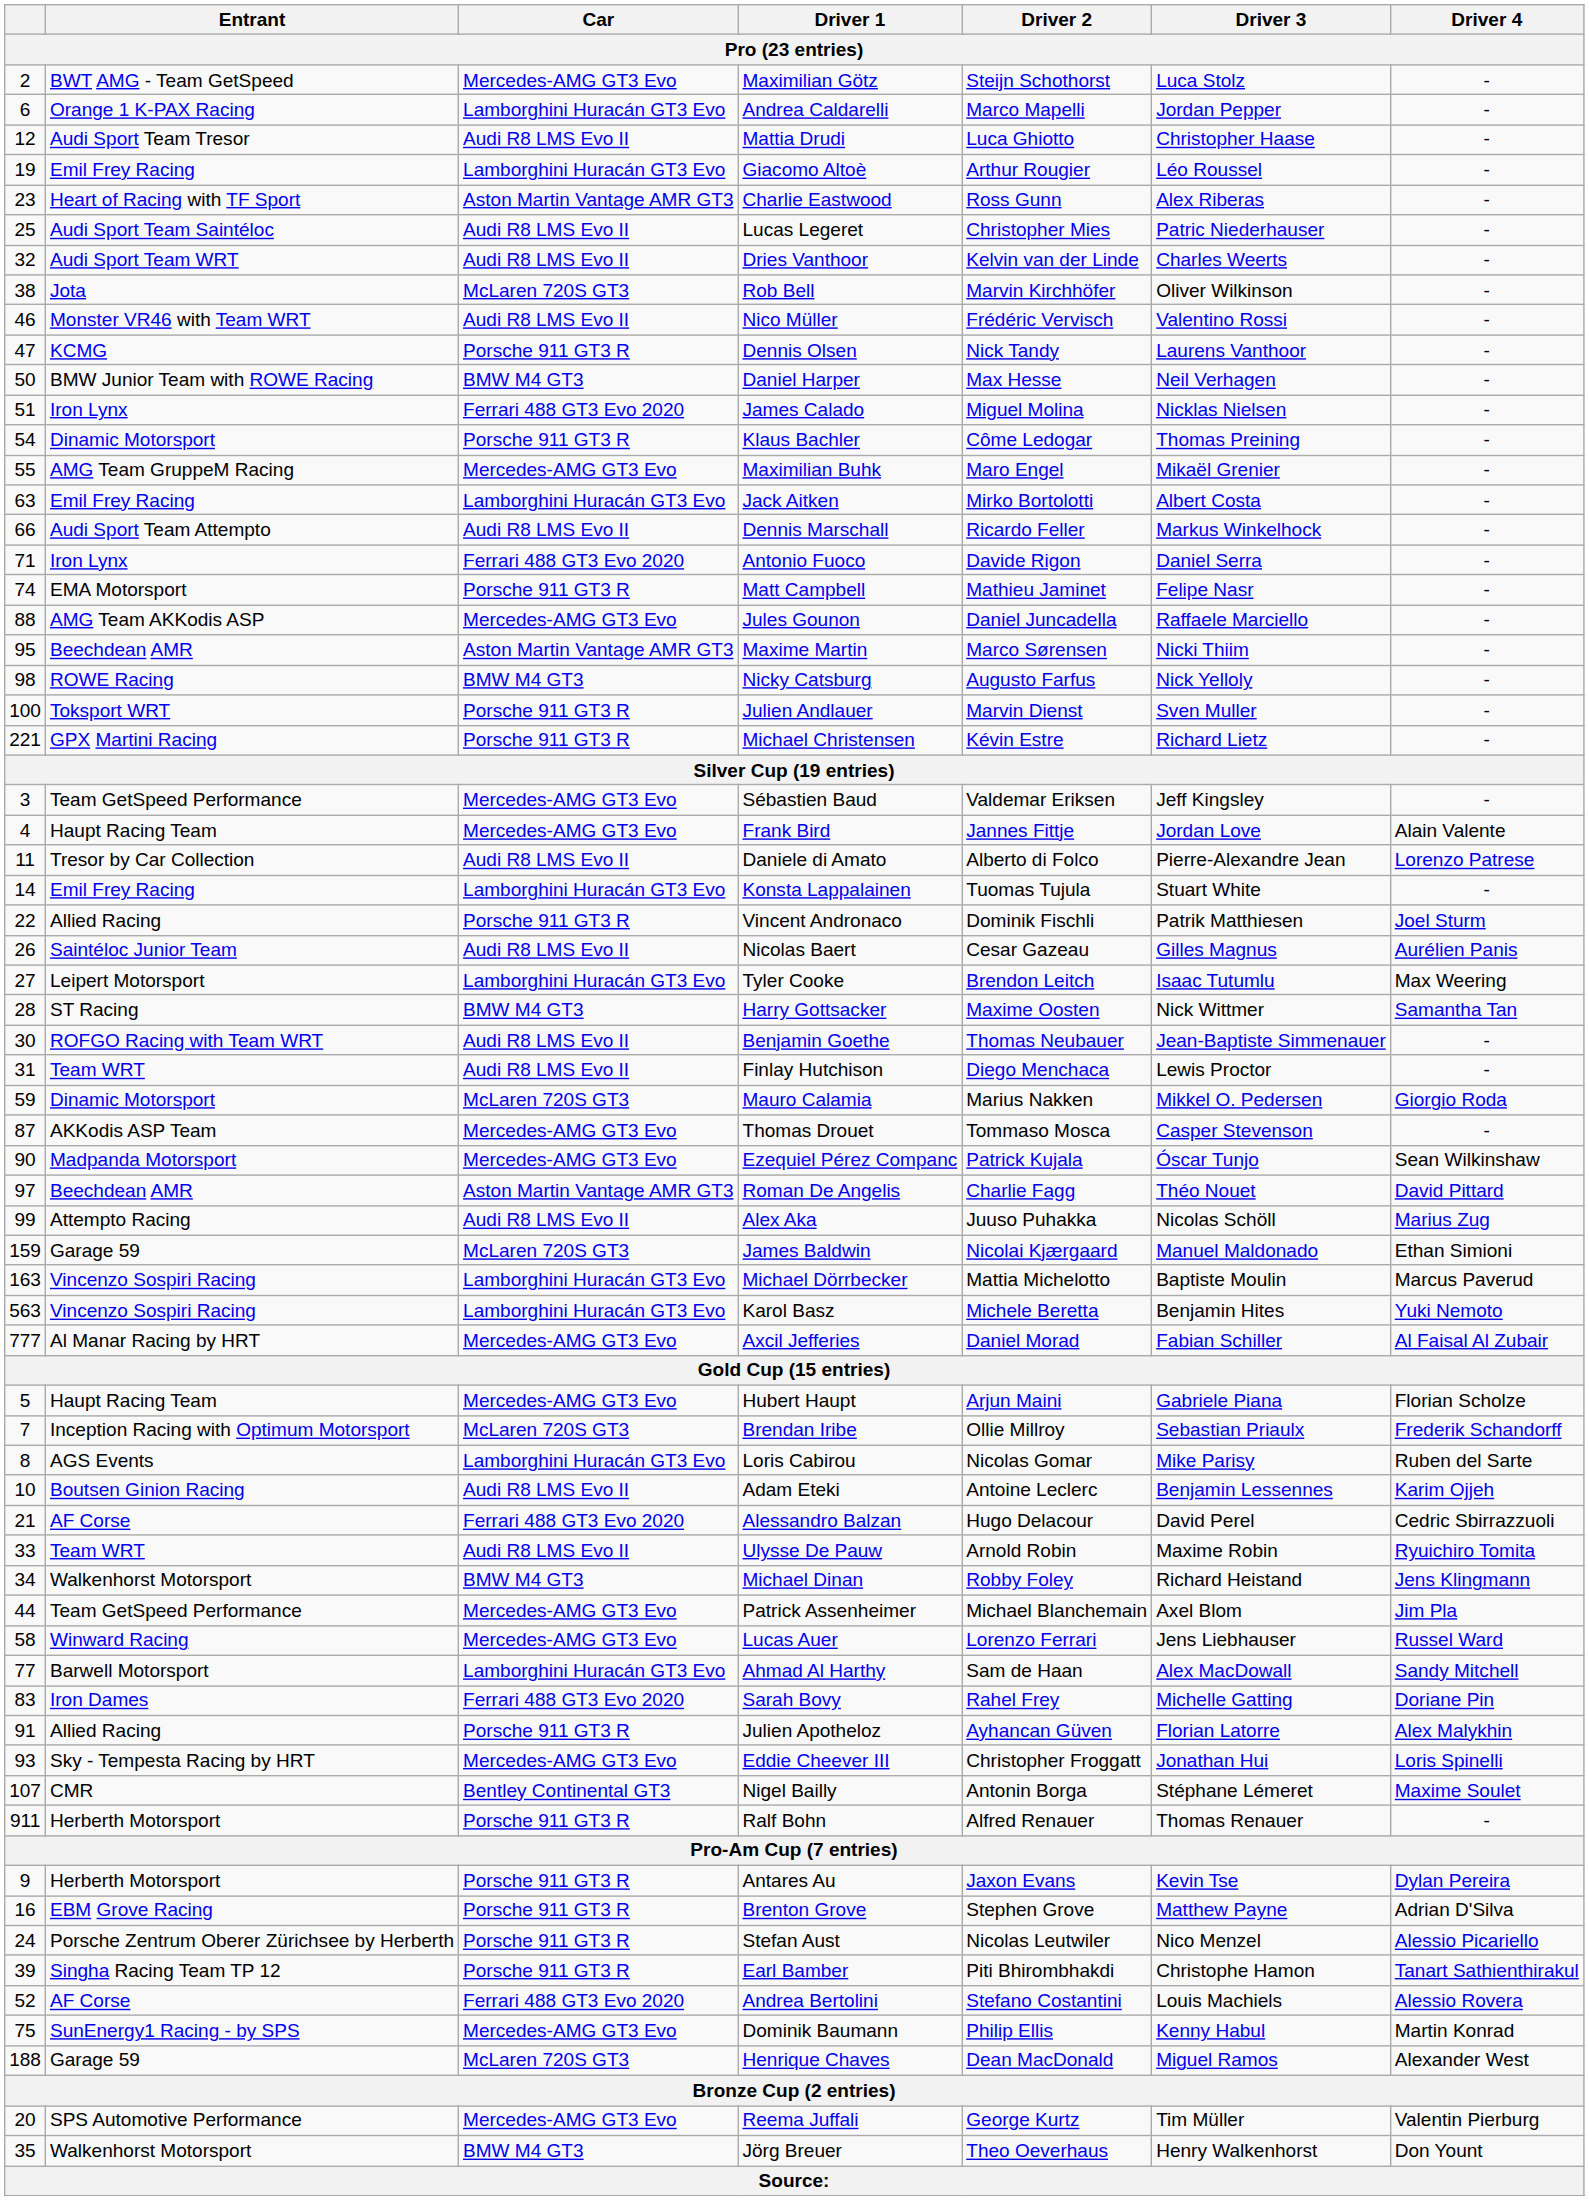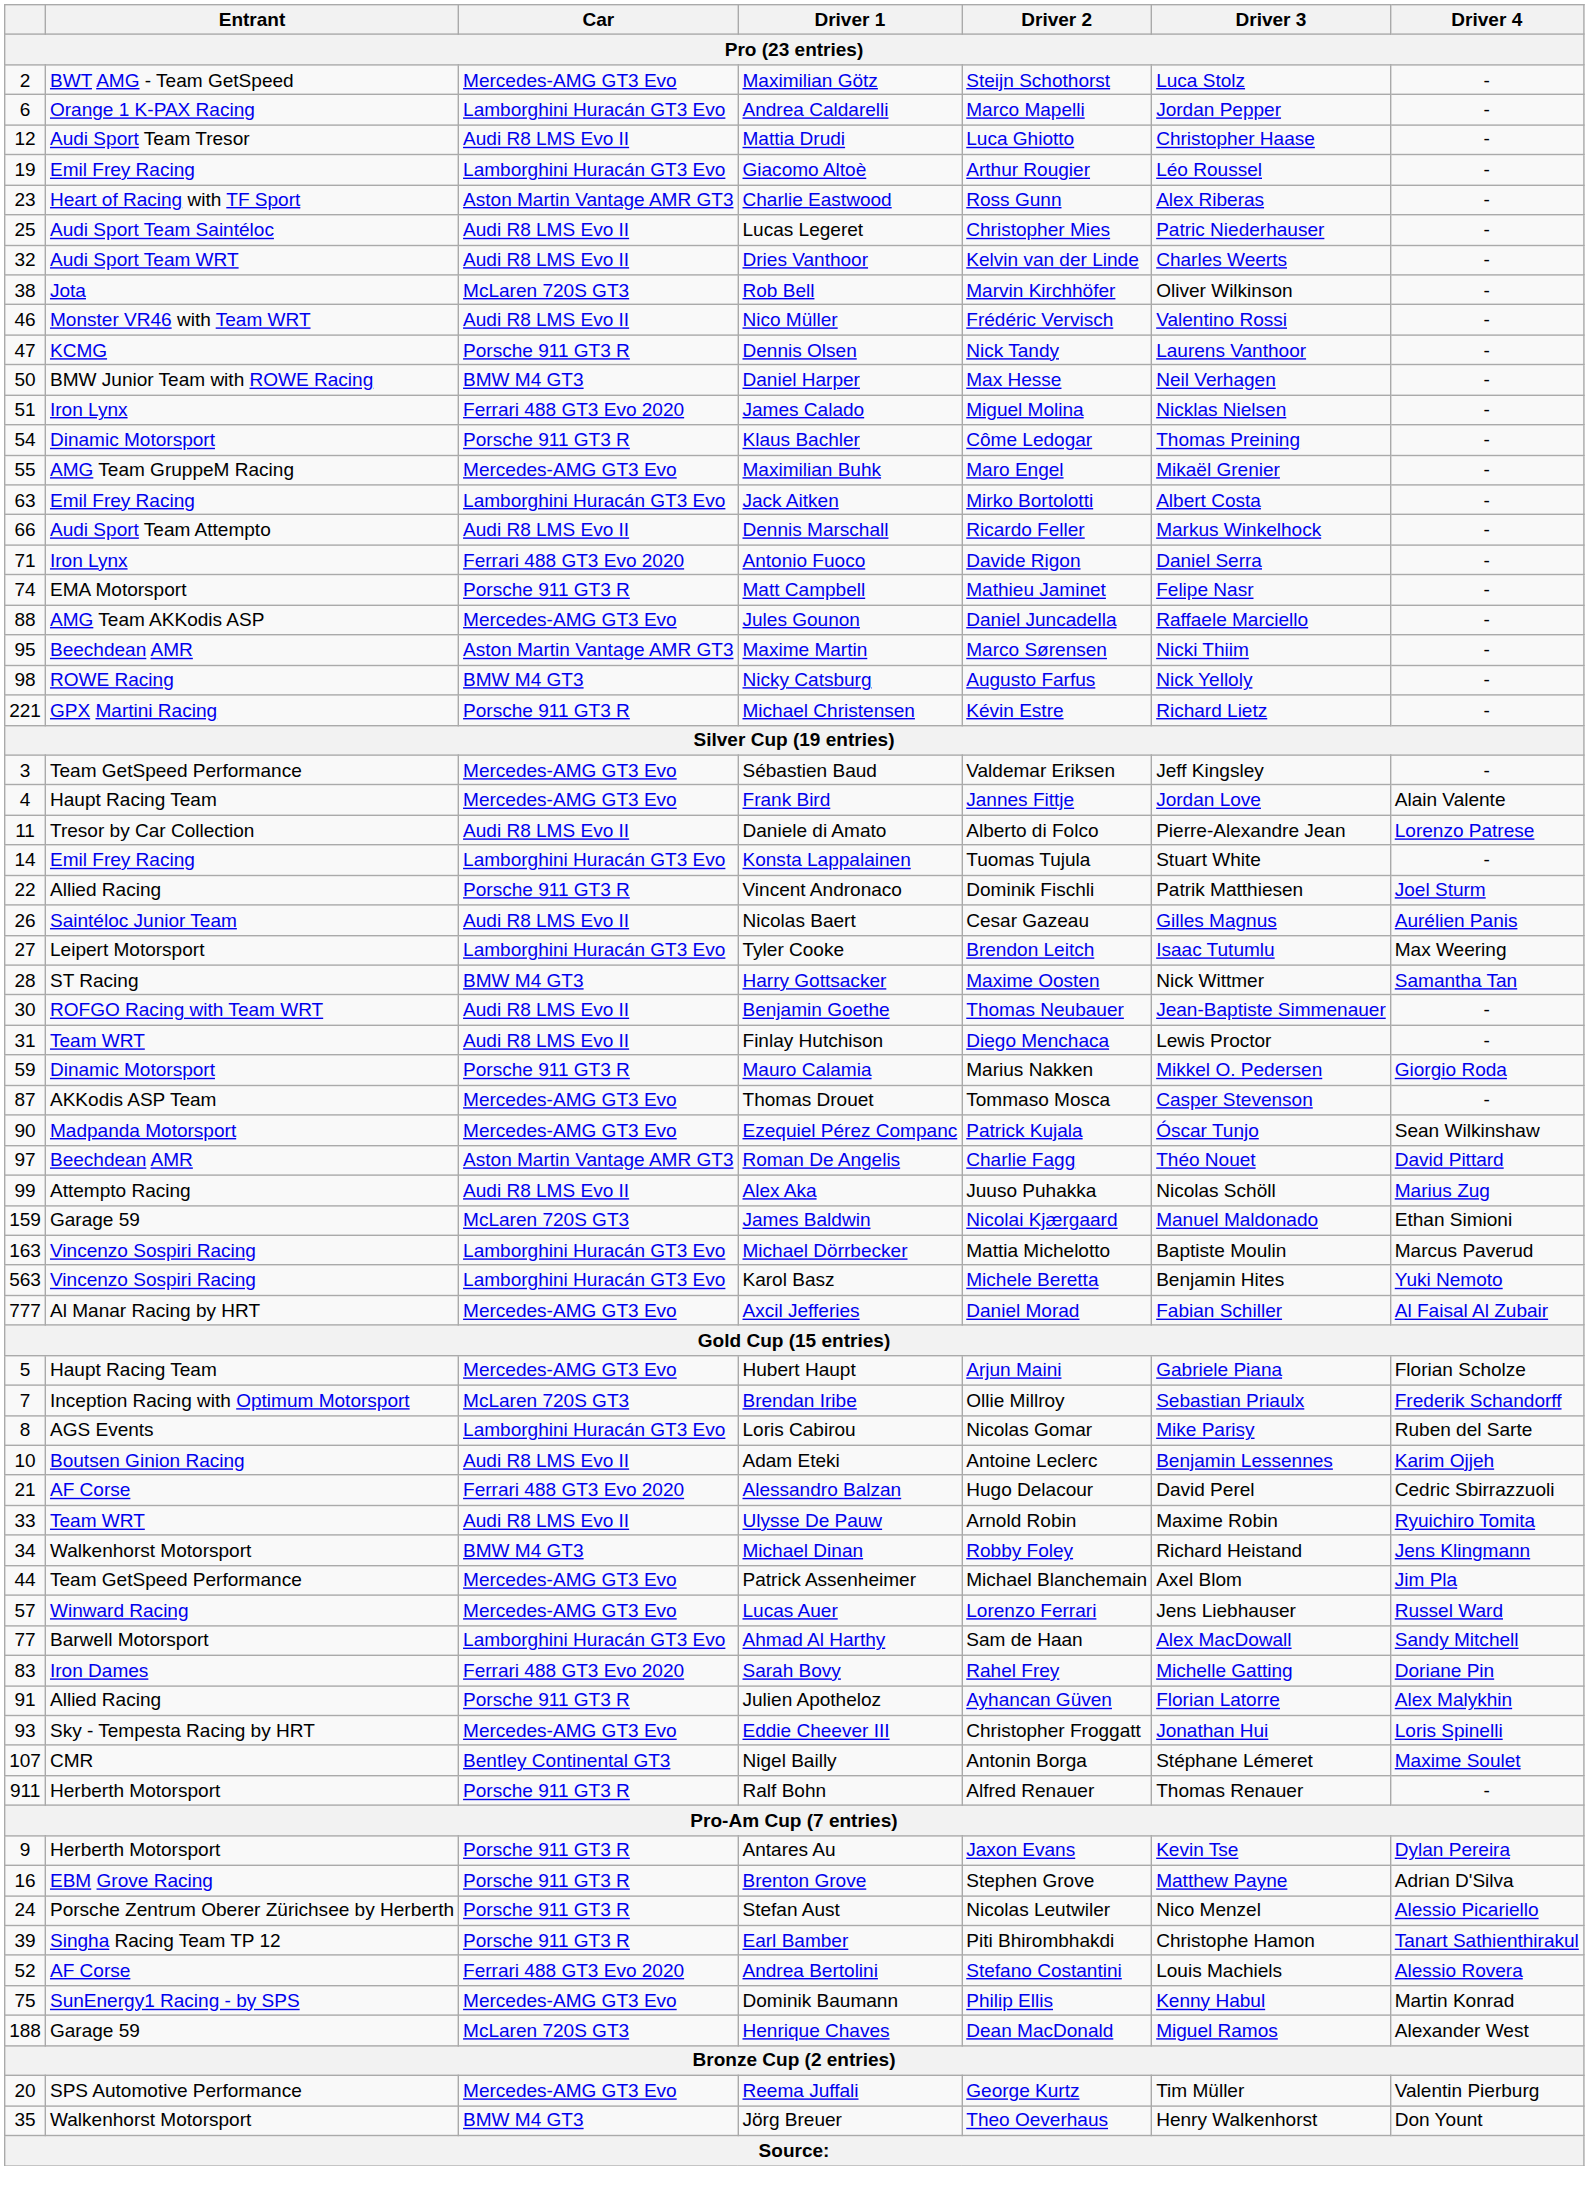- row: (808, 710)
(546, 1100) McLaren 720S GT3 -> (546, 1070) Porsche 911 GT3 R
(25, 1640) 58 -> (25, 1610) 57
